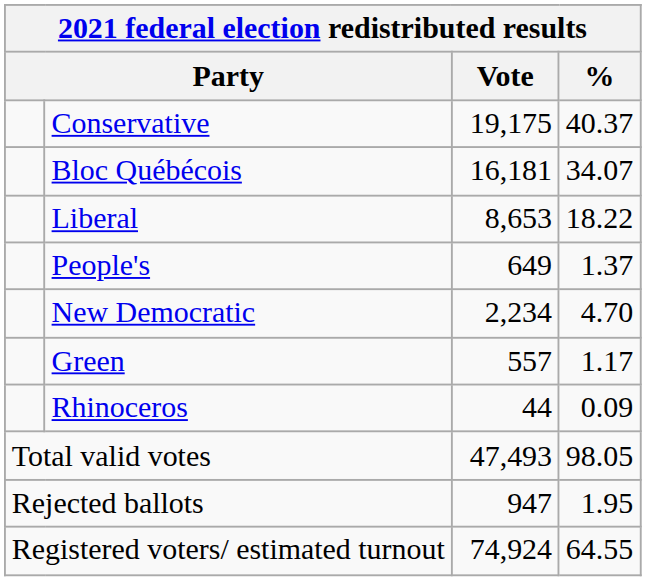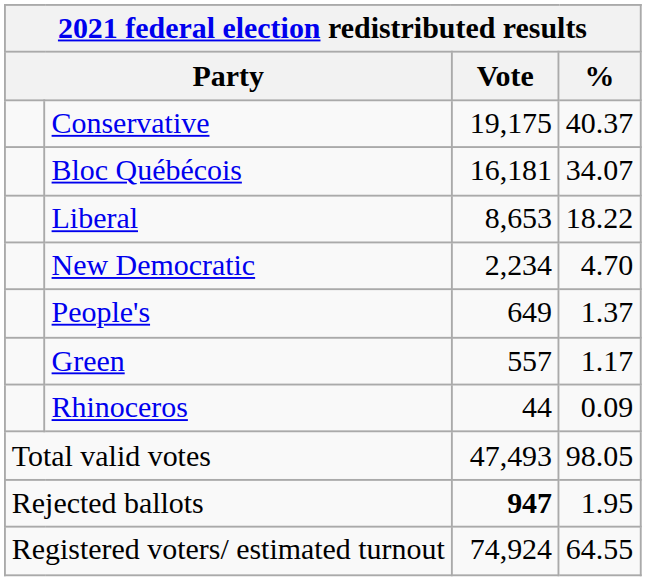rows swapped: (153, 312) <-> (101, 265)
(530, 502) normal -> (530, 502) bold
